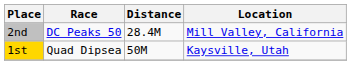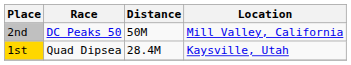(144, 32) 28.4M -> (137, 32) 50M
(137, 51) 50M -> (144, 51) 28.4M
